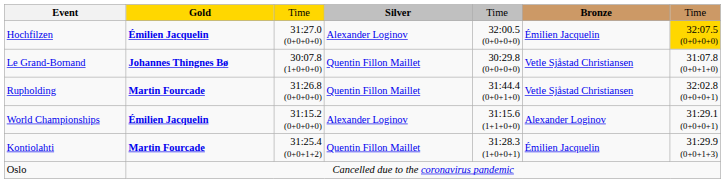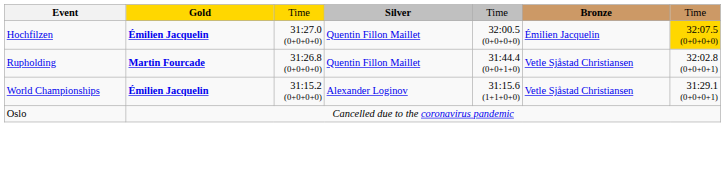(367, 35) Alexander Loginov -> (373, 35) Quentin Fillon Maillet
- row: (46, 63)
(565, 119) Alexander Loginov -> (579, 91) Vetle Sjåstad Christiansen
- row: (30, 147)
